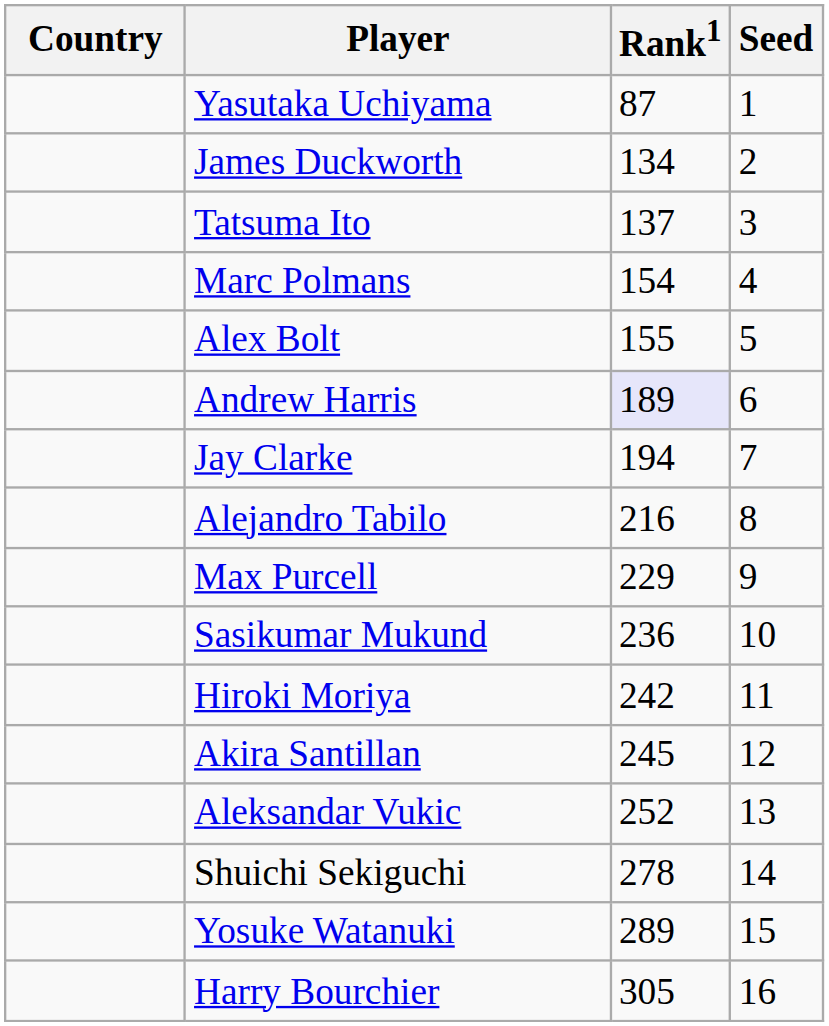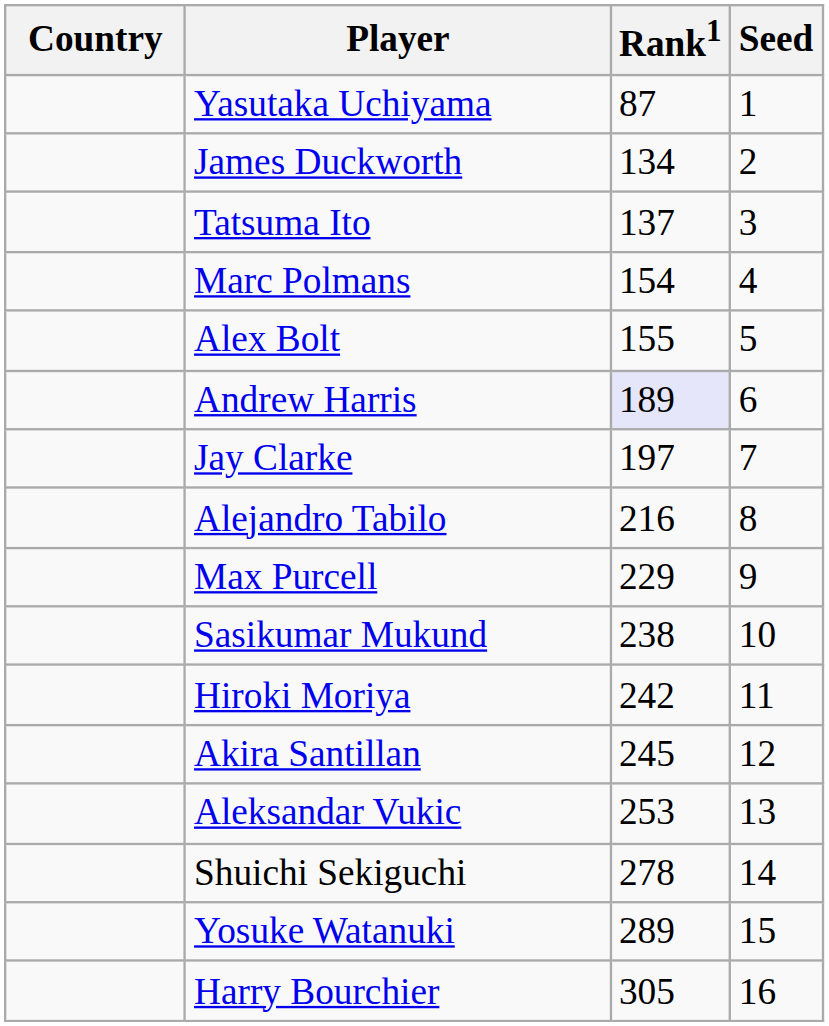(647, 458) 194 -> (647, 458) 197
(647, 635) 236 -> (647, 635) 238
(647, 812) 252 -> (647, 812) 253
